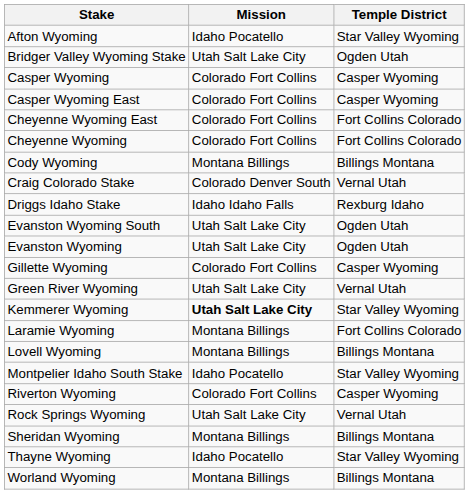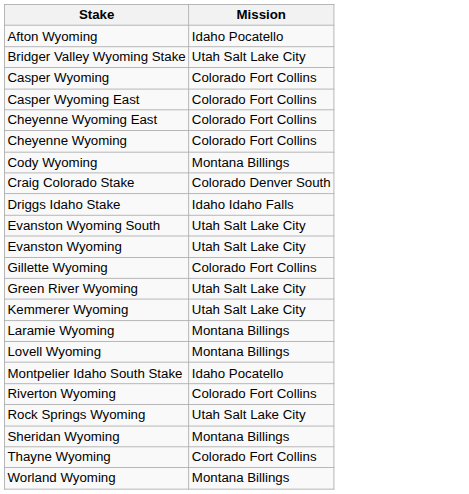- column: (399, 15)
(252, 309) bold -> (249, 309) normal
(238, 457) Idaho Pocatello -> (254, 457) Colorado Fort Collins
